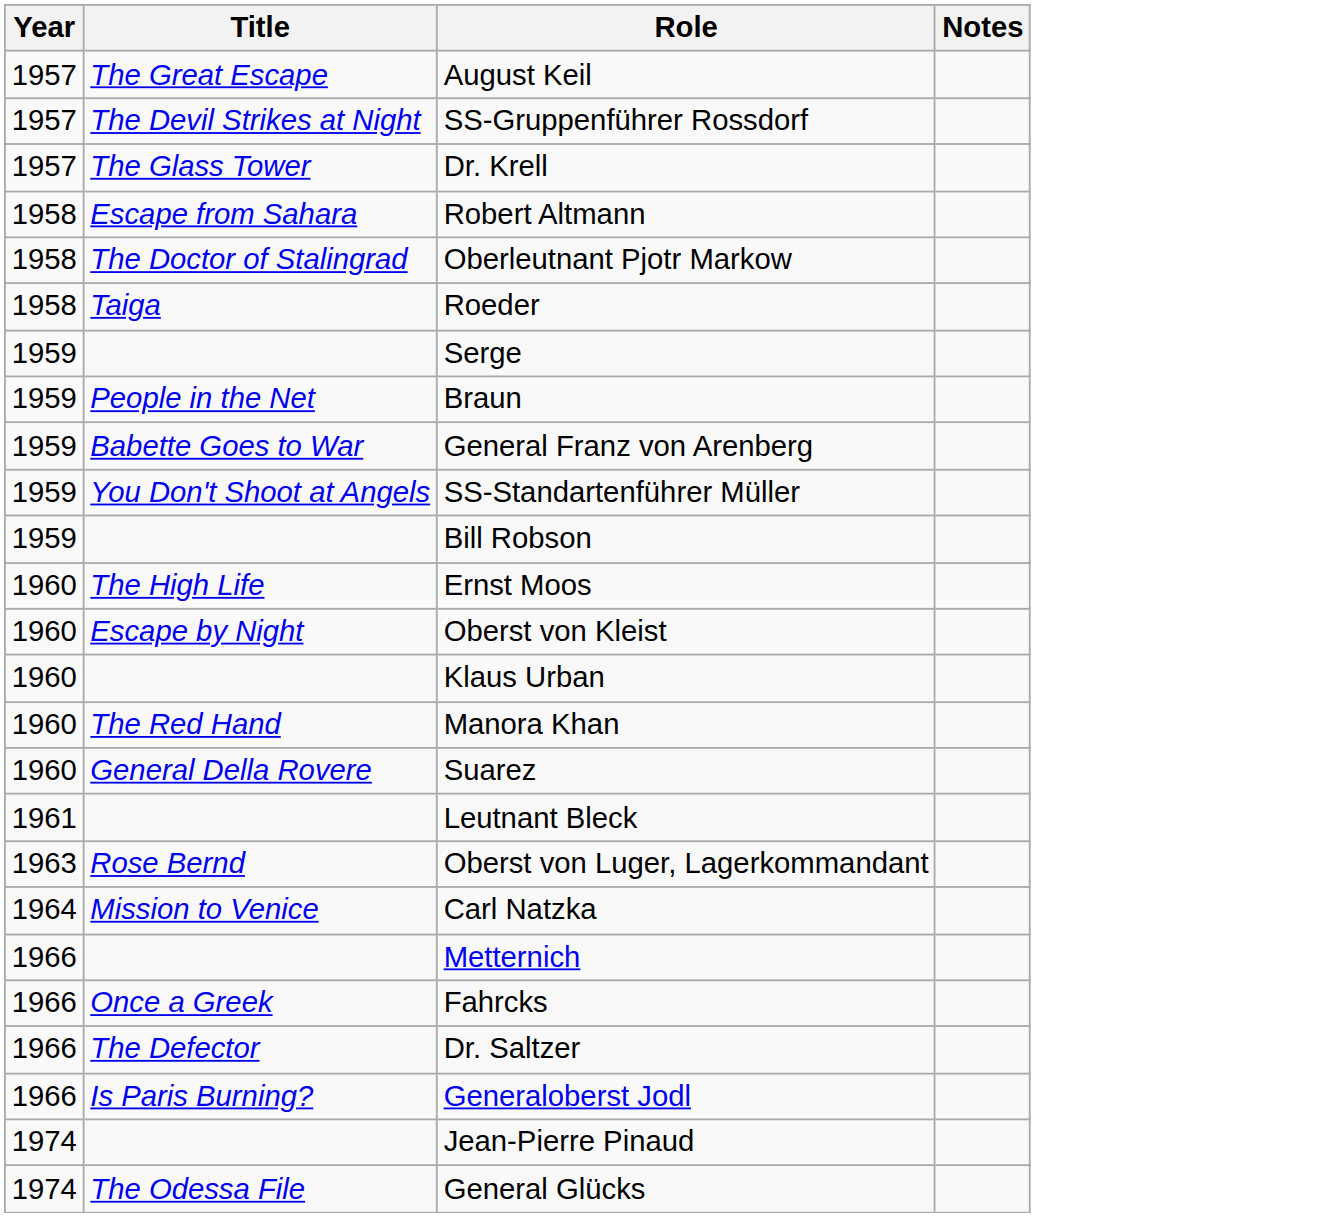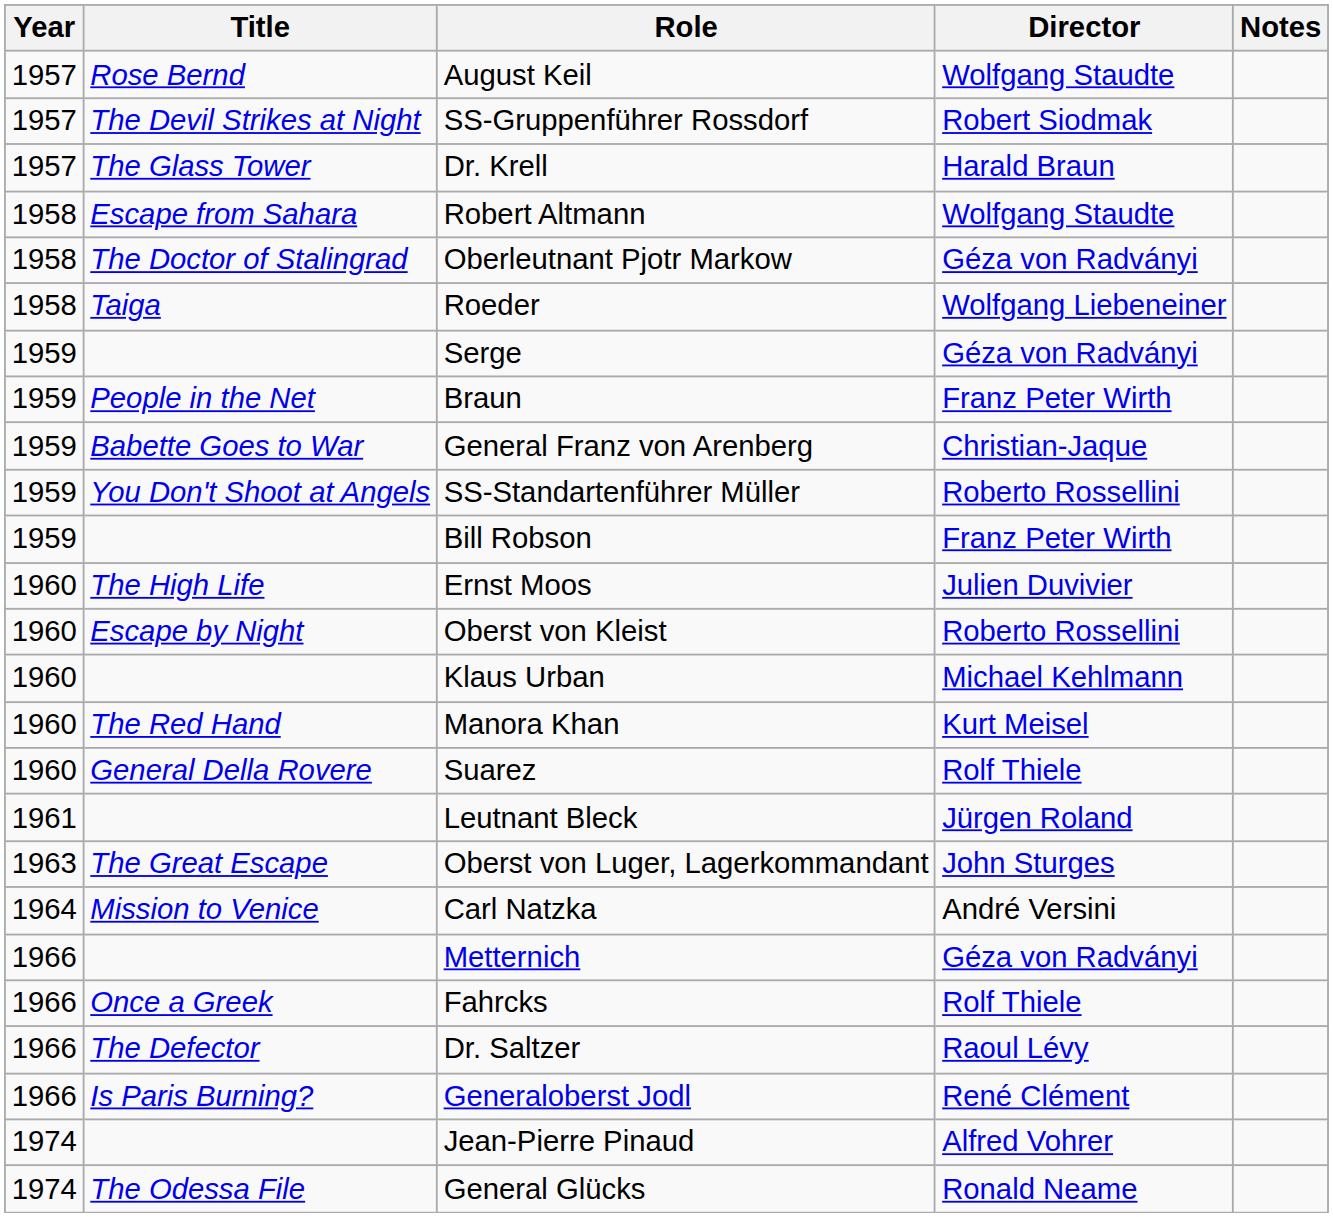+ column: (1084, 27)
(209, 74) The Great Escape -> (168, 74) Rose Bernd
(168, 863) Rose Bernd -> (209, 863) The Great Escape
